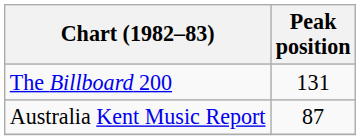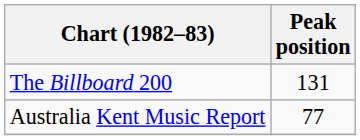(313, 116) 87 -> (313, 116) 77
